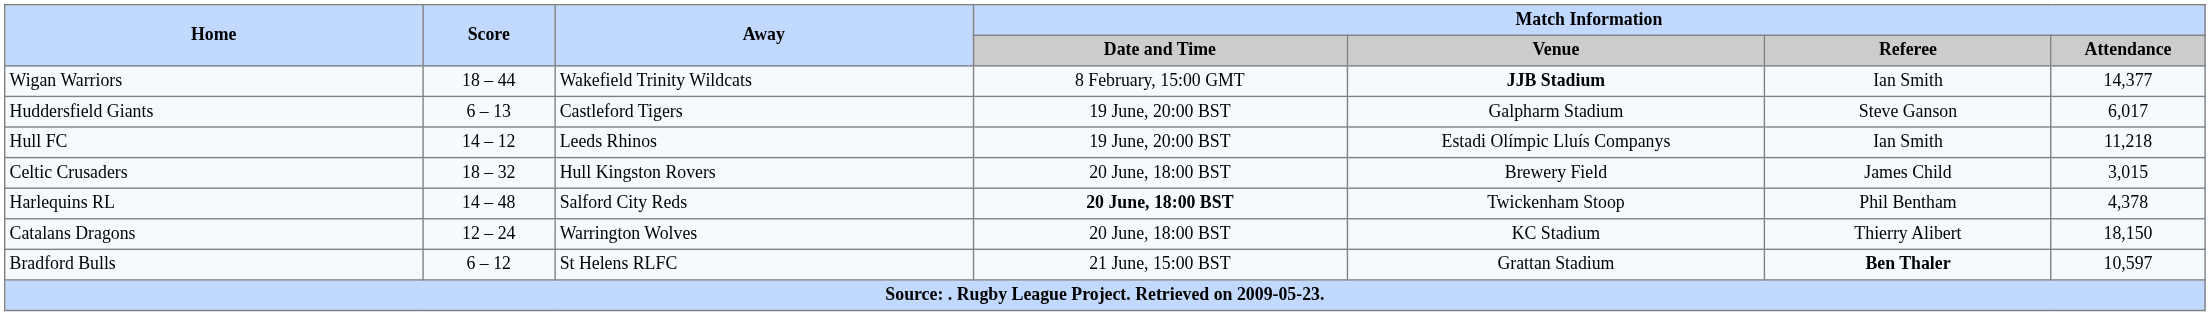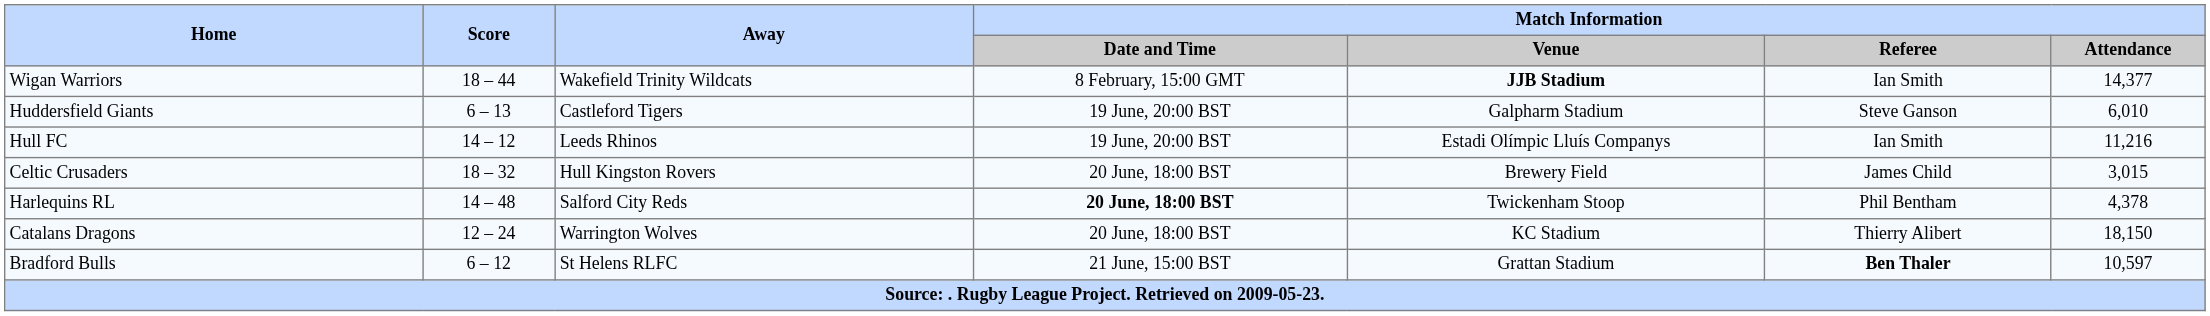(2128, 111) 6,017 -> (2128, 111) 6,010
(2128, 142) 11,218 -> (2128, 142) 11,216
